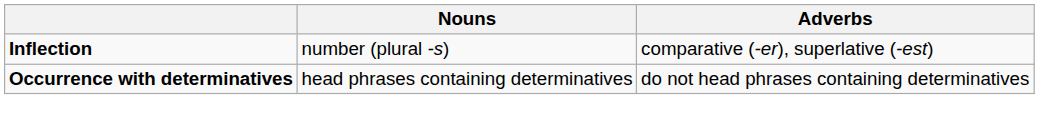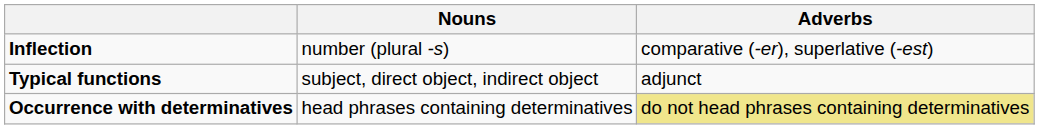+ row: (85, 78)
(835, 78) no background -> (835, 108) khaki background
